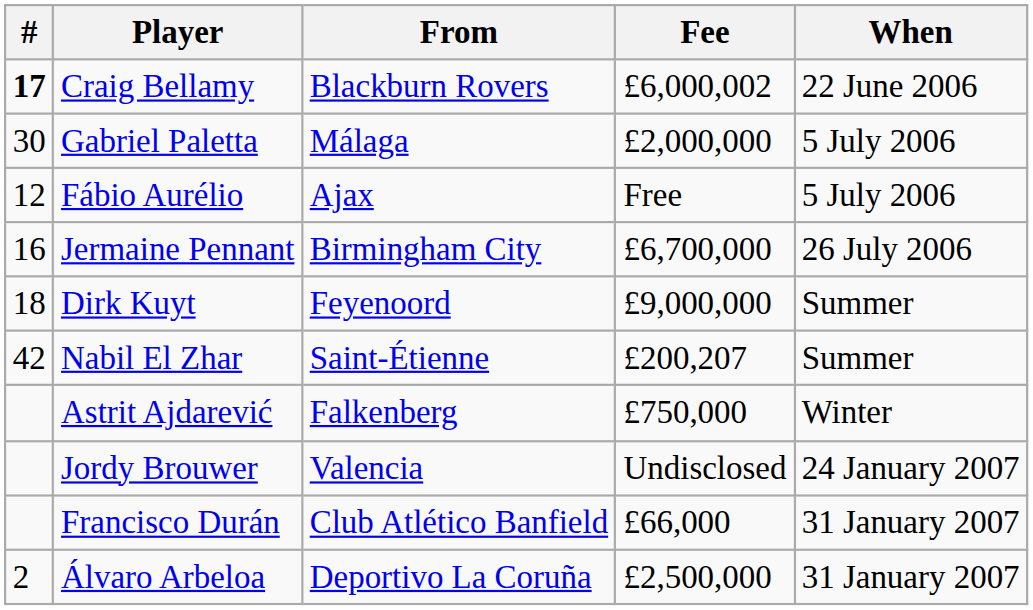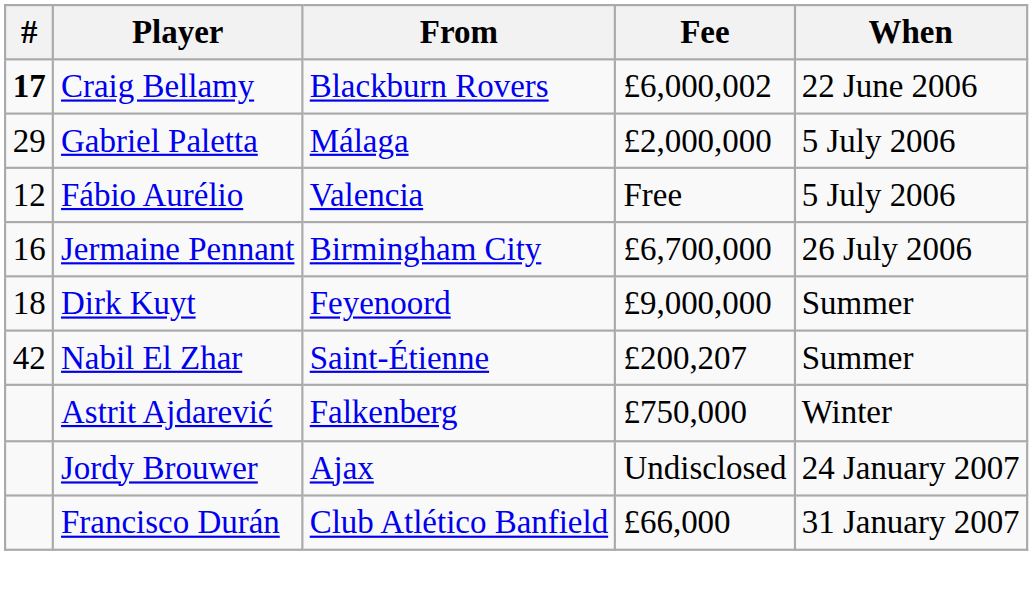(29, 140) 30 -> (29, 140) 29
(342, 195) Ajax -> (366, 195) Valencia
(366, 466) Valencia -> (342, 466) Ajax
- row: (163, 575)
